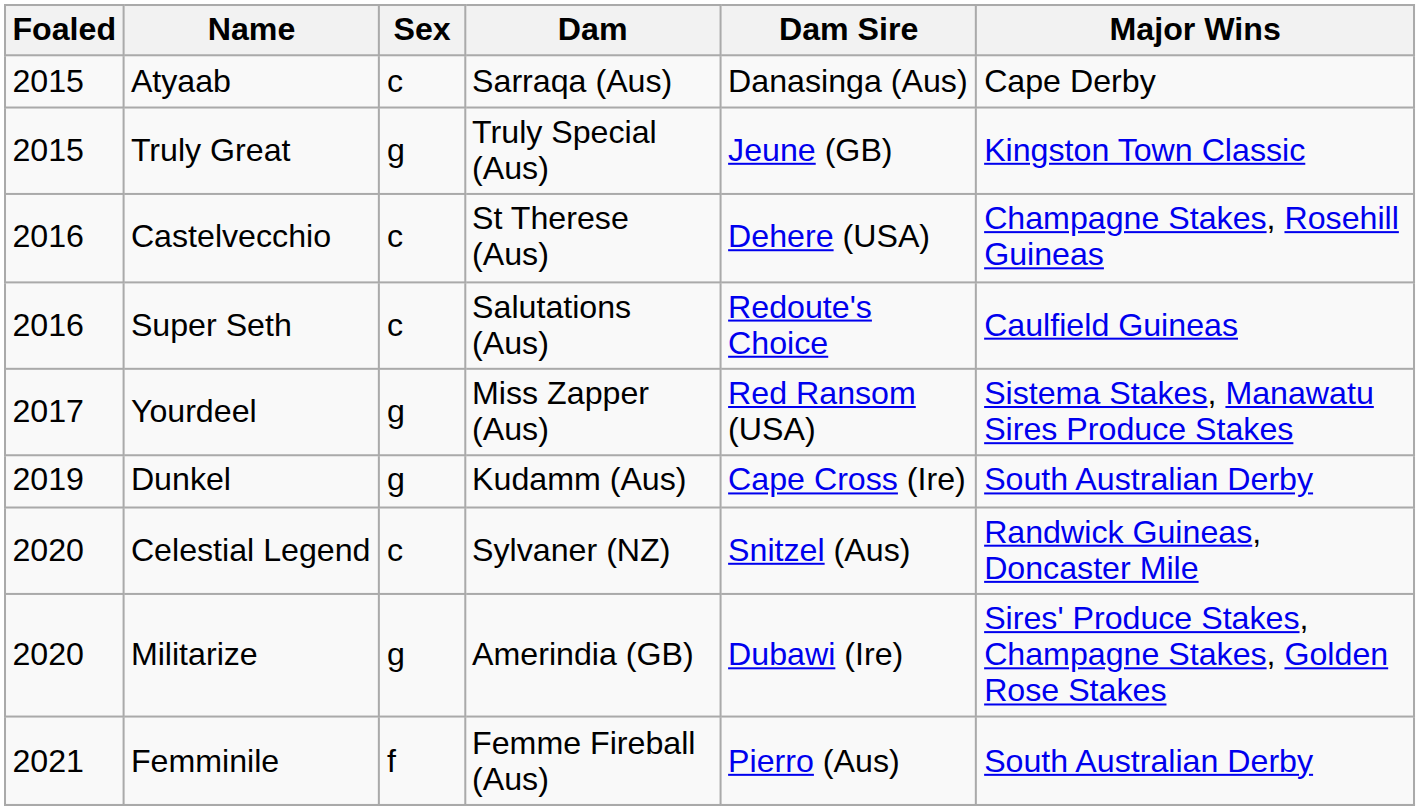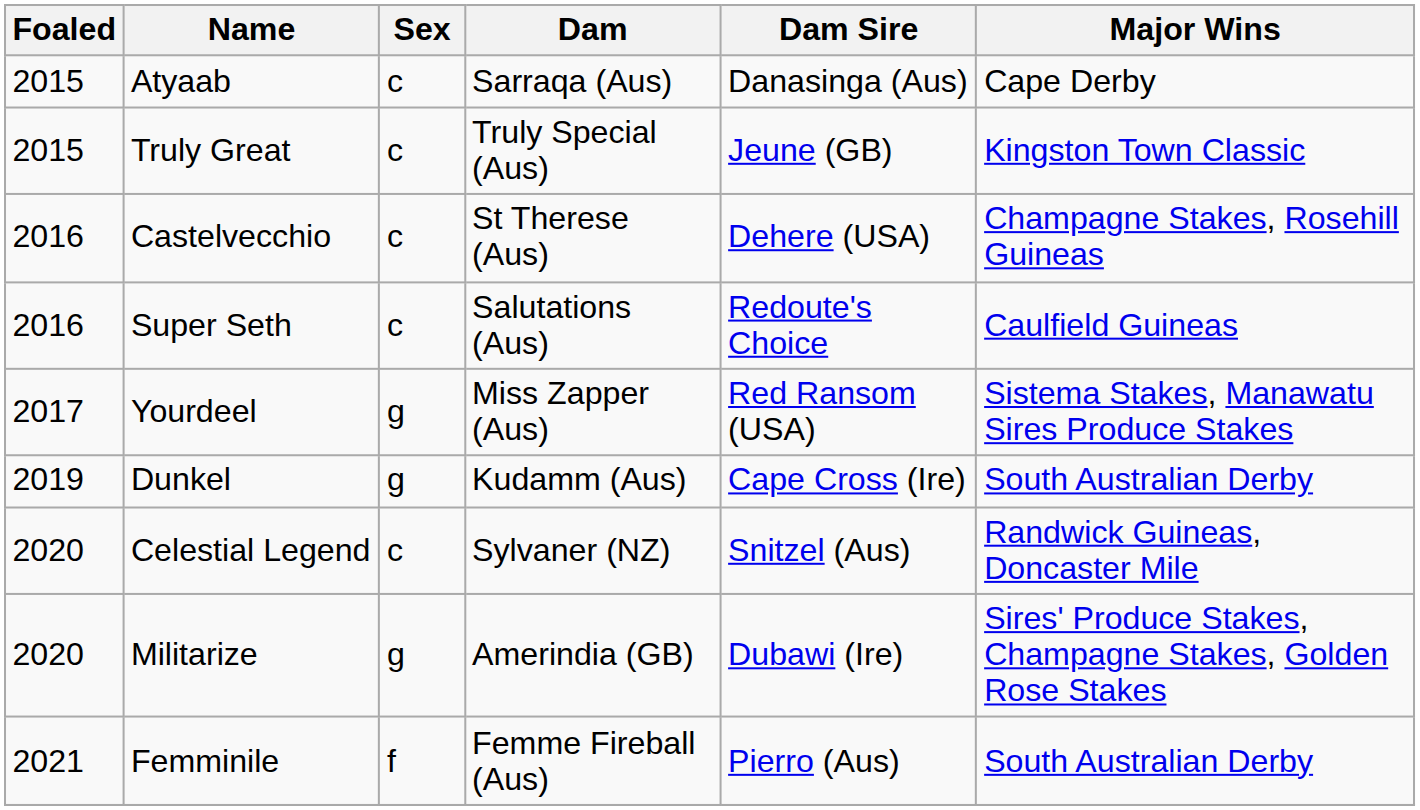(396, 150) g -> (395, 150) c
